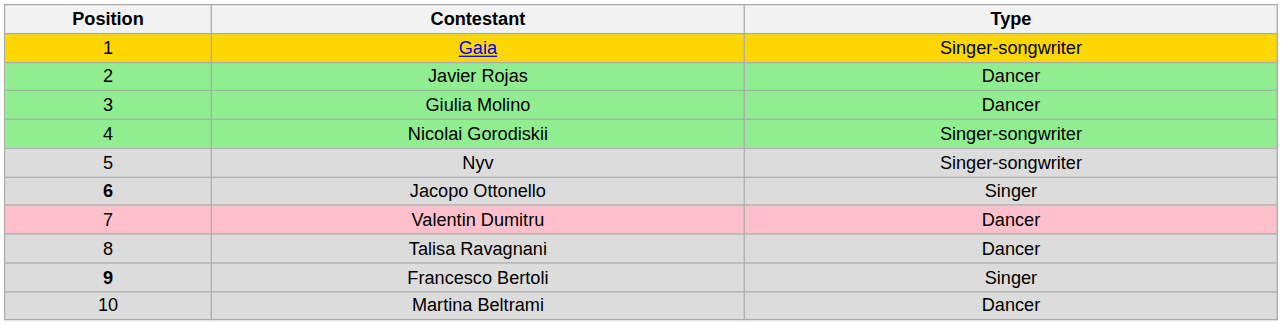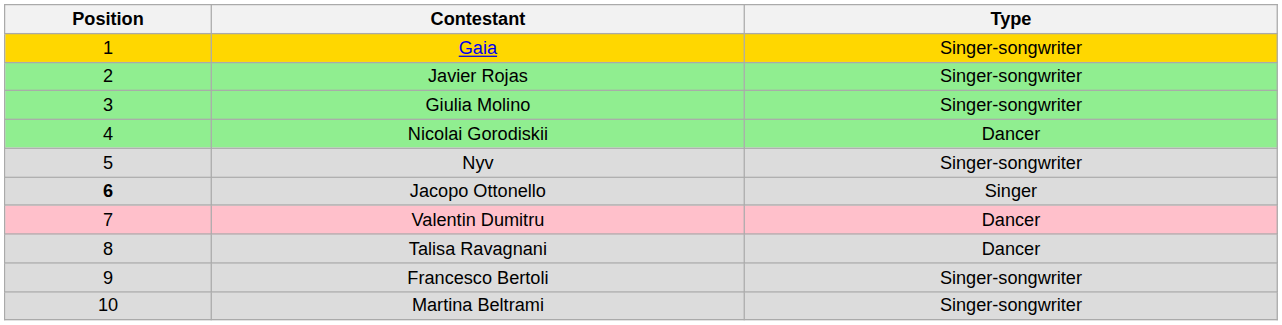(1011, 77) Dancer -> (1011, 77) Singer-songwriter
(1011, 105) Dancer -> (1011, 105) Singer-songwriter
(1011, 134) Singer-songwriter -> (1011, 134) Dancer
(108, 277) bold -> (108, 277) normal
(1011, 277) Singer -> (1011, 277) Singer-songwriter
(1011, 306) Dancer -> (1011, 306) Singer-songwriter
